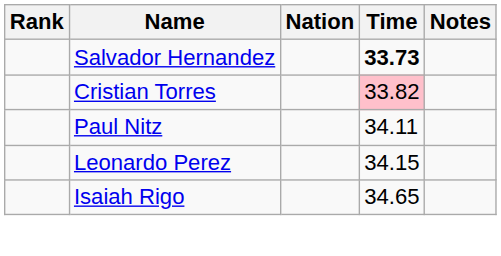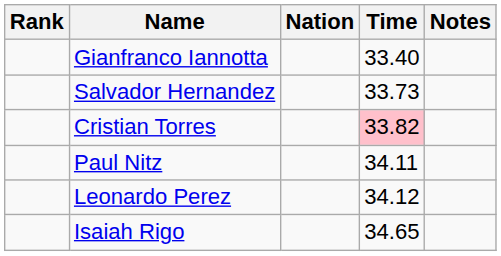+ row: (171, 57)
(392, 57) bold -> (392, 92) normal
(392, 162) 34.15 -> (392, 197) 34.12
